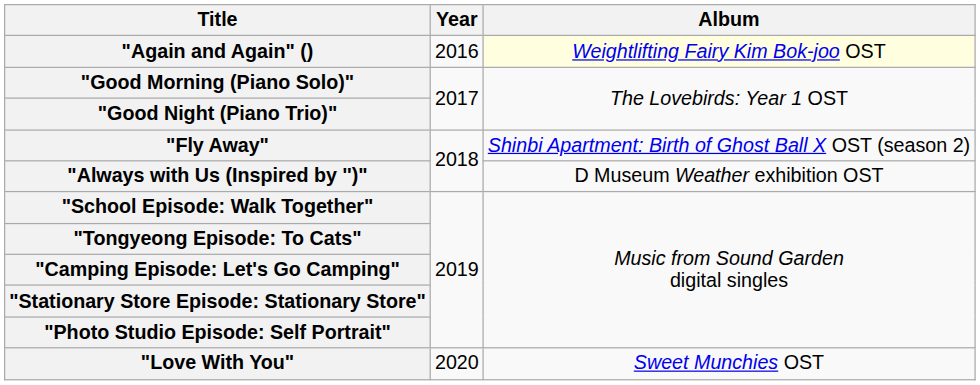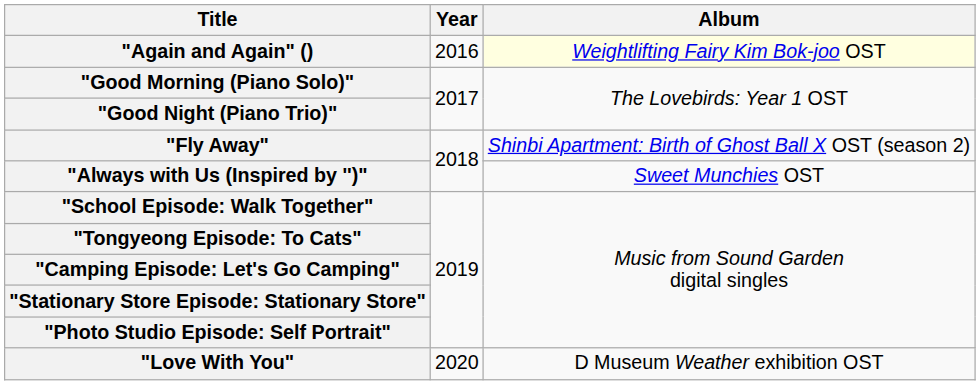(729, 176) D Museum Weather exhibition OST -> (729, 176) Sweet Munchies OST
(729, 363) Sweet Munchies OST -> (729, 363) D Museum Weather exhibition OST
